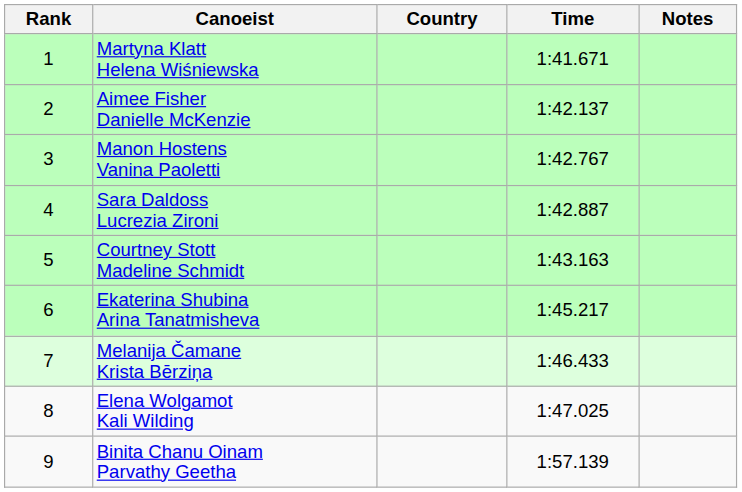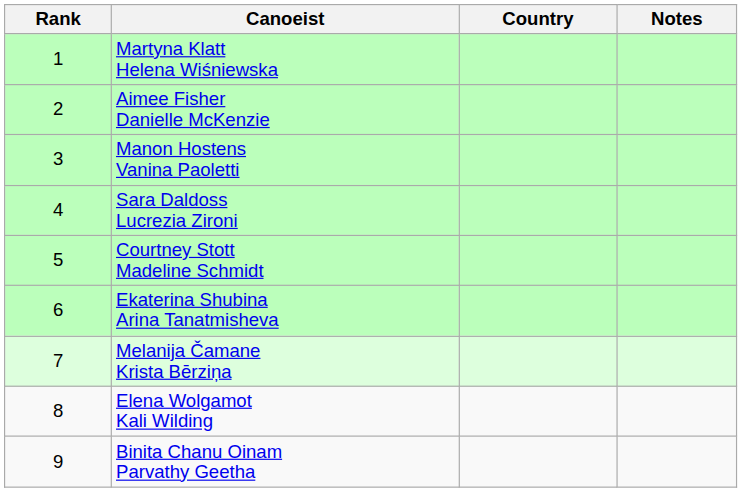- column: (573, 19)
